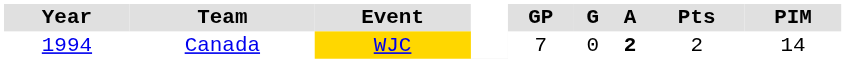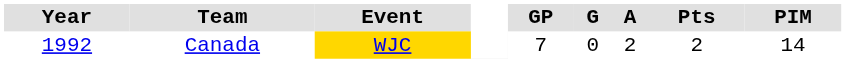(67, 45) 1994 -> (67, 45) 1992
(630, 45) bold -> (630, 45) normal
